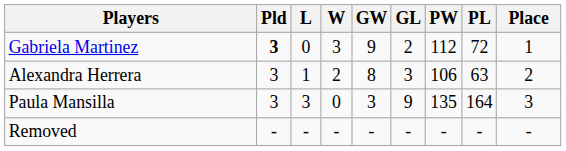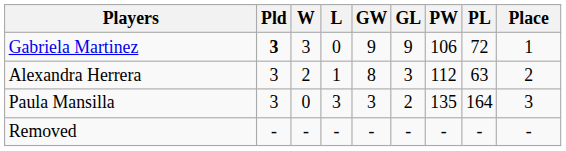columns swapped: (336, 18) <-> (306, 18)
(408, 46) 2 -> (408, 46) 9
(444, 46) 112 -> (444, 46) 106
(444, 74) 106 -> (444, 74) 112
(408, 103) 9 -> (408, 103) 2
